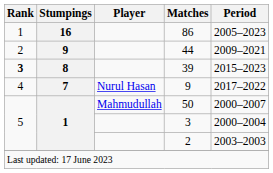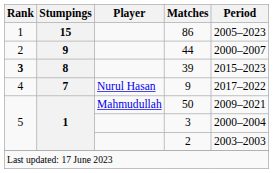(65, 31) 16 -> (65, 31) 15
(240, 50) 2009–2021 -> (240, 50) 2000–2007
(240, 104) 2000–2007 -> (240, 104) 2009–2021
